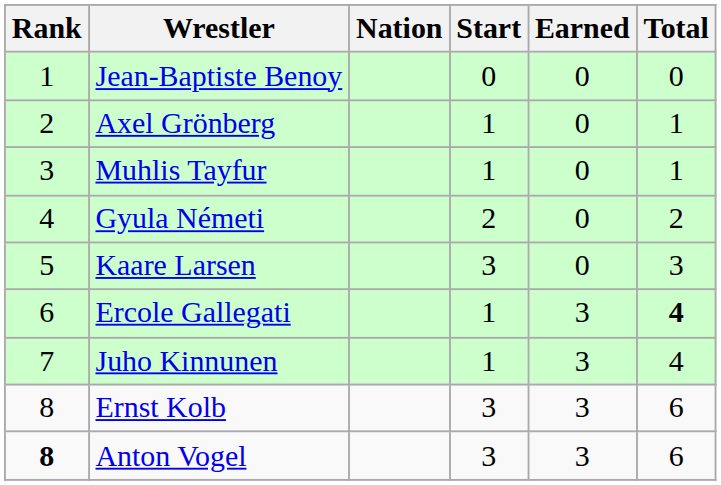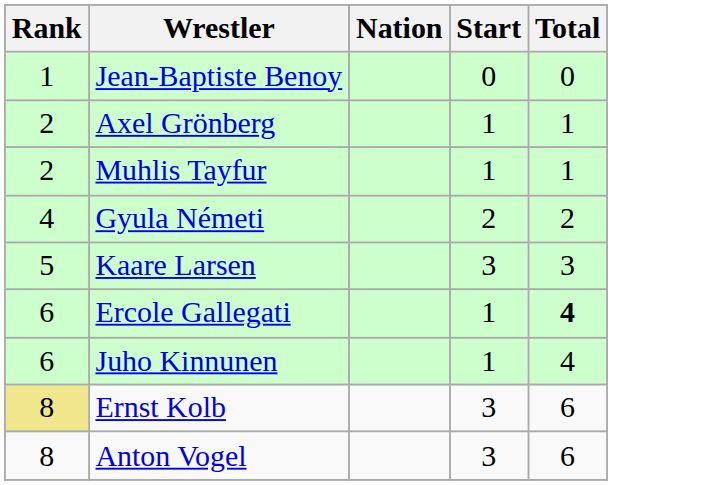- column: (582, 28)
(47, 170) 3 -> (47, 170) 2
(47, 360) 7 -> (47, 360) 6
(47, 407) no background -> (47, 407) khaki background
(47, 455) bold -> (47, 455) normal
